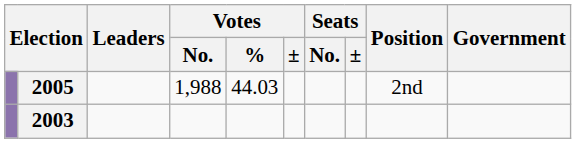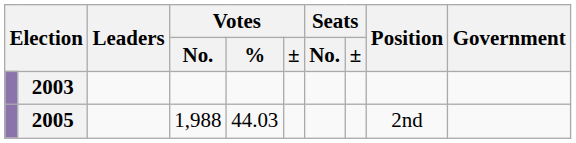rows swapped: (53, 120) <-> (53, 87)
